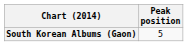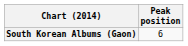(161, 34) 5 -> (161, 34) 6
